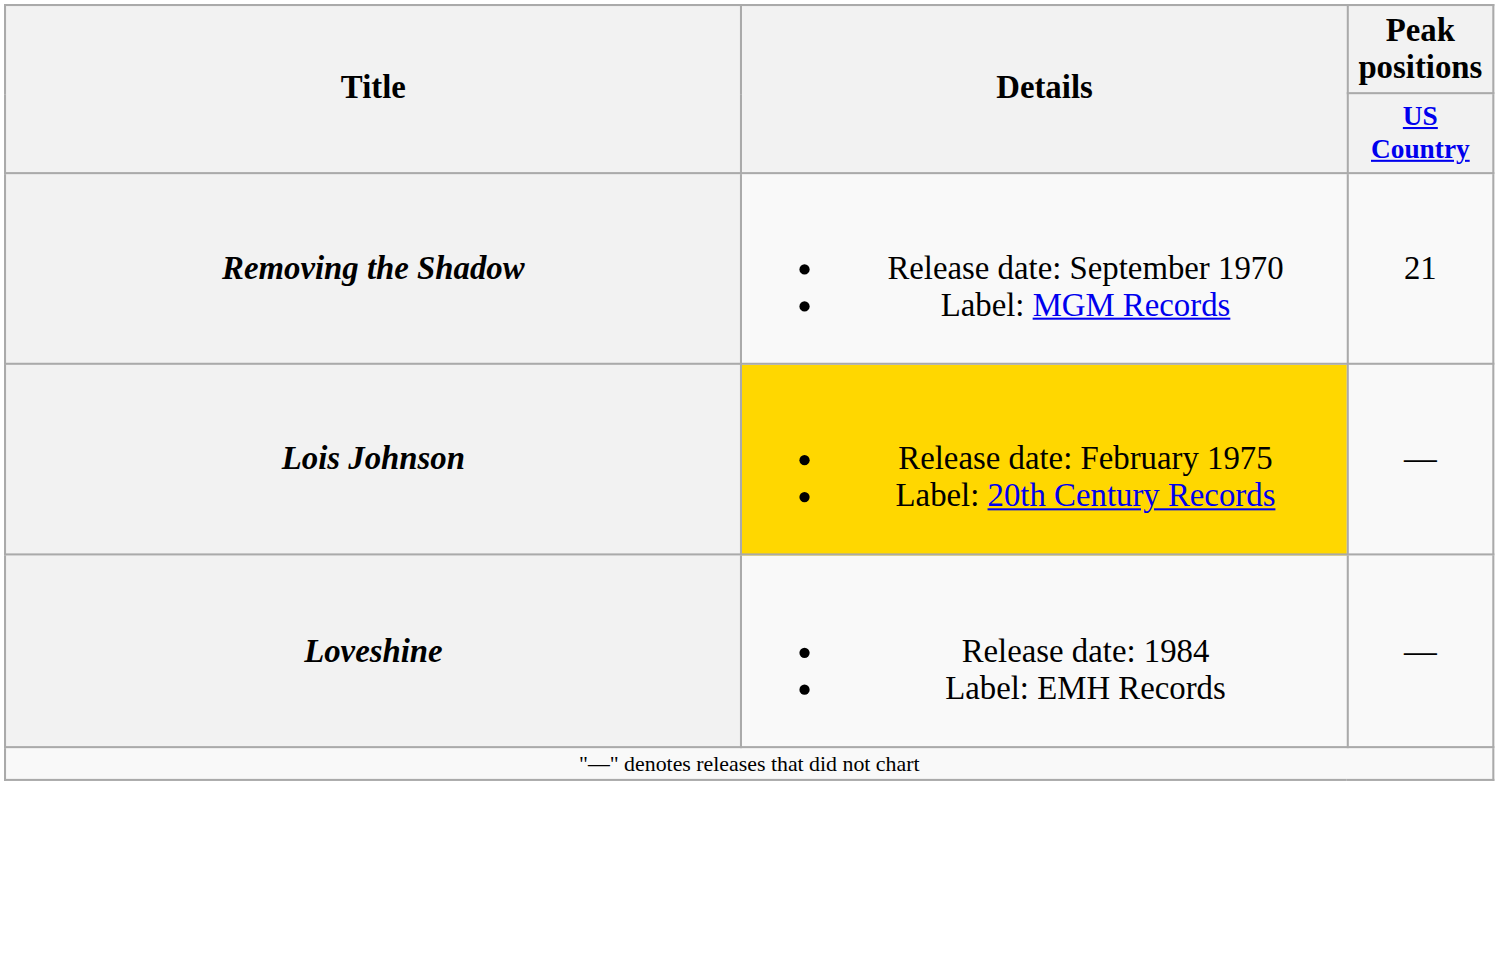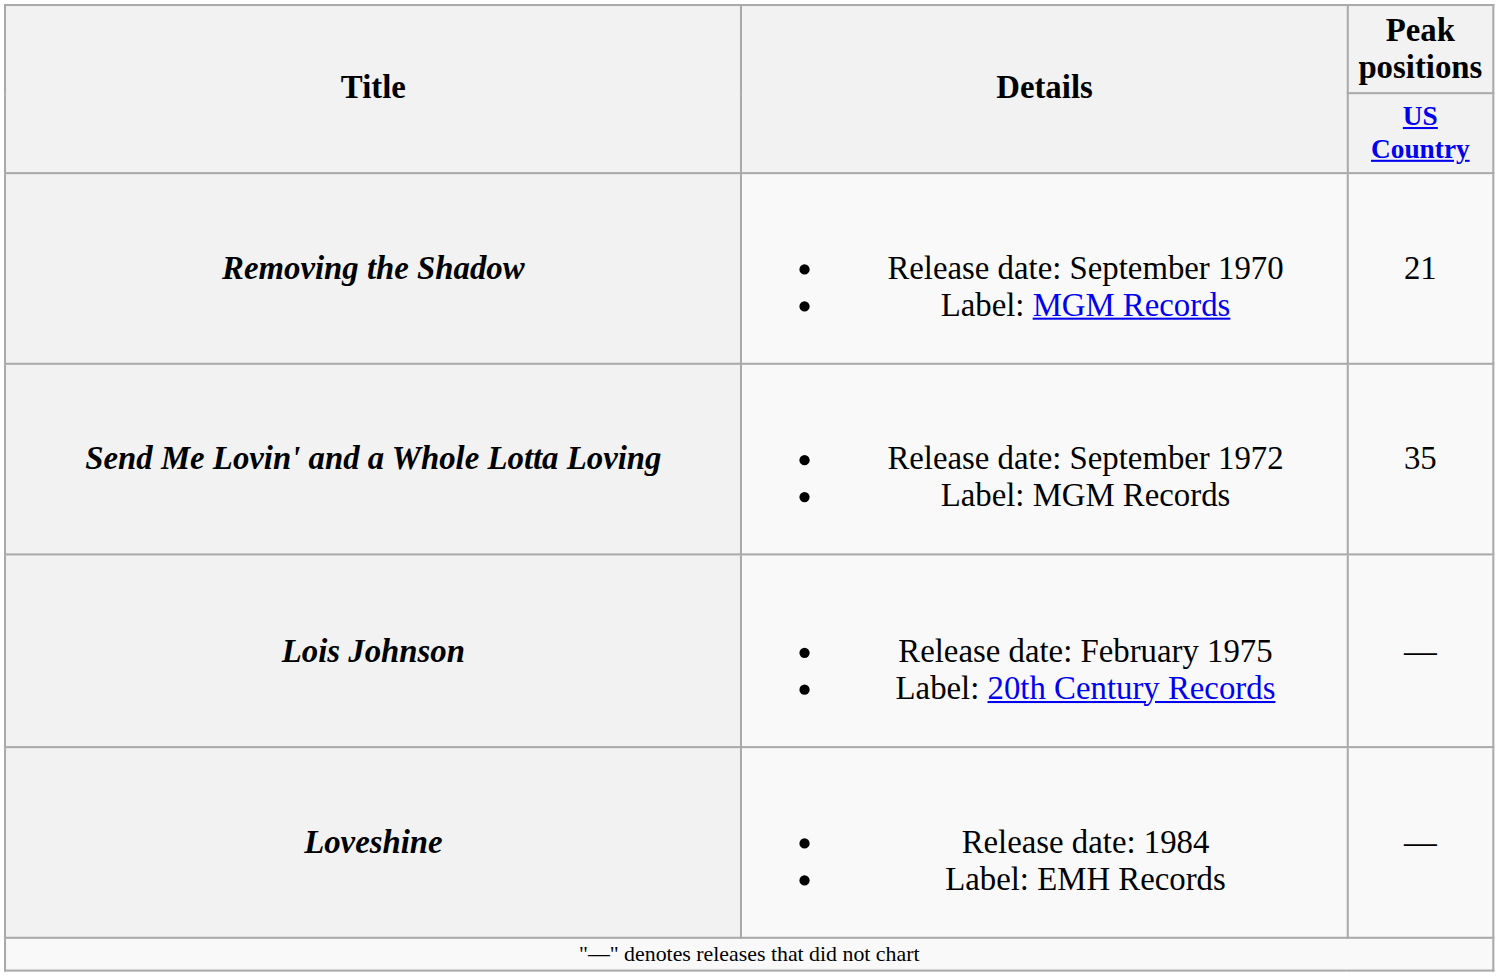+ row: (373, 459)
(1045, 478) gold background -> (1045, 669) no background
